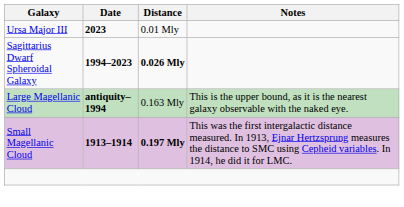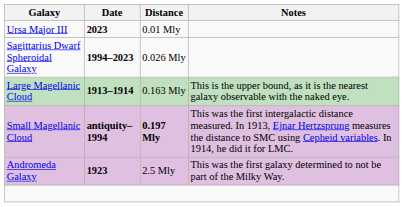(163, 63) bold -> (164, 57) normal
(108, 103) antiquity–1994 -> (110, 91) 1913–1914
(108, 143) 1913–1914 -> (109, 131) antiquity–1994
+ row: (31, 171)
